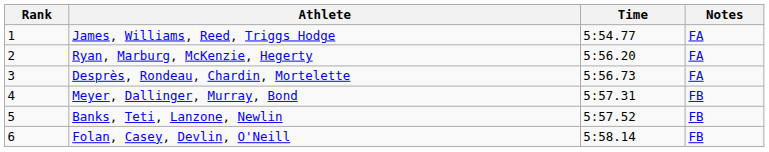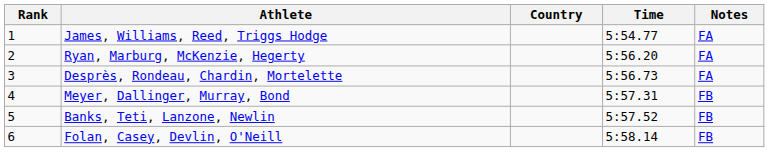+ column: (556, 15)
